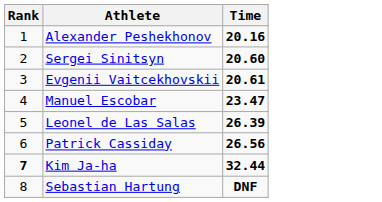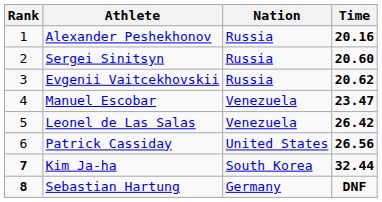+ column: (277, 15)
(245, 79) 20.61 -> (354, 79) 20.62
(245, 122) 26.39 -> (354, 122) 26.42
(23, 186) normal -> (23, 186) bold
